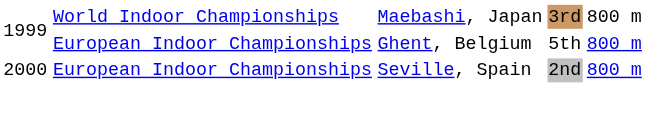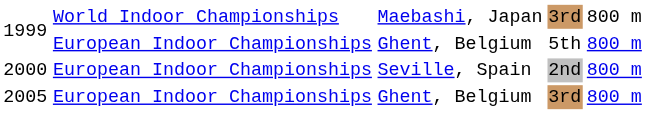+ row: (25, 97)
